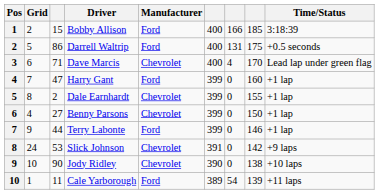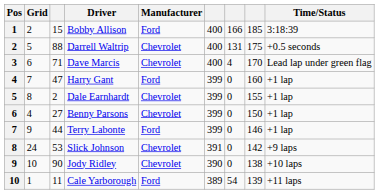(57, 46) 86 -> (57, 46) 88
(151, 46) Ford -> (161, 46) Chevrolet
